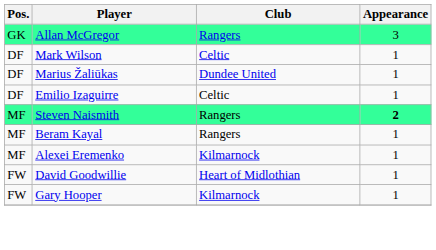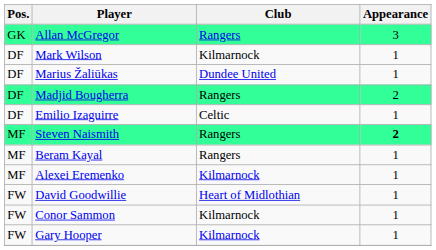(214, 54) Celtic -> (229, 54) Kilmarnock
+ row: (82, 94)
+ row: (75, 214)
